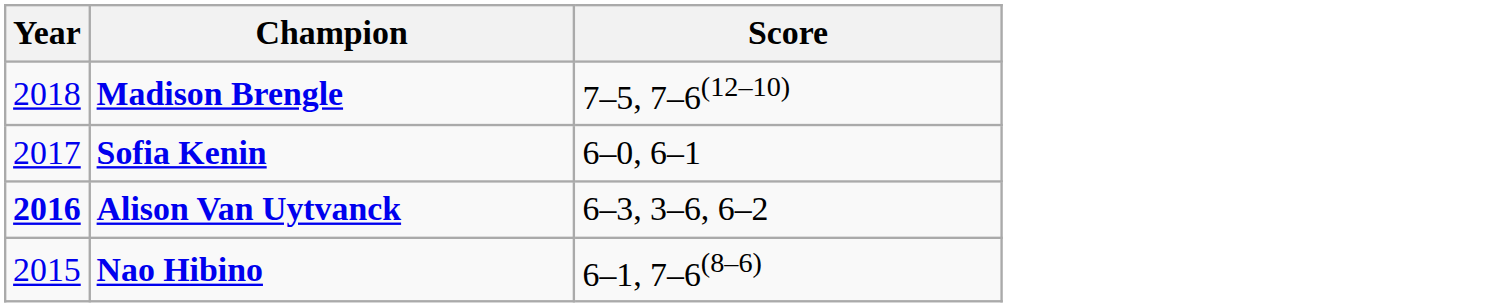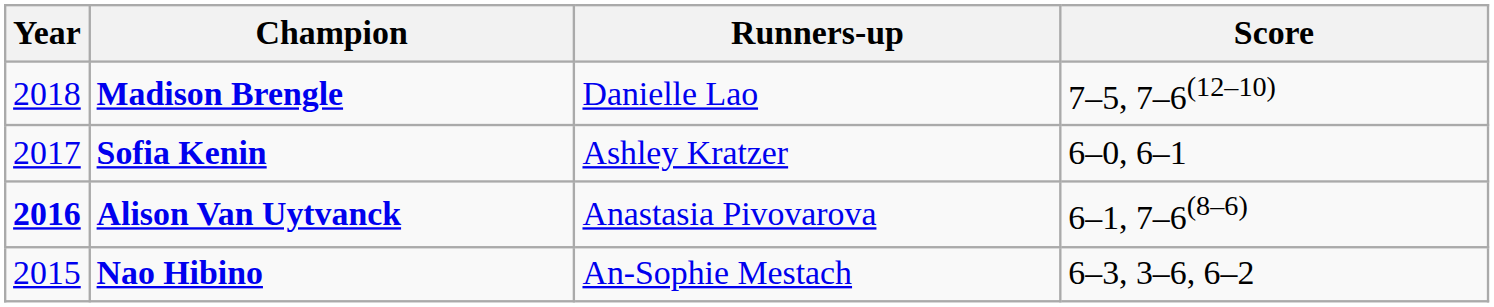+ column: (817, 32)
(675, 209) 6–3, 3–6, 6–2 -> (1158, 213) 6–1, 7–6(8–6)
(672, 269) 6–1, 7–6(8–6) -> (1161, 273) 6–3, 3–6, 6–2
